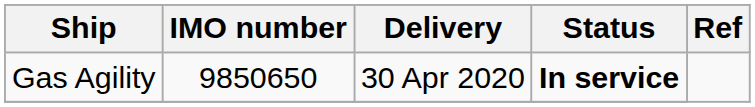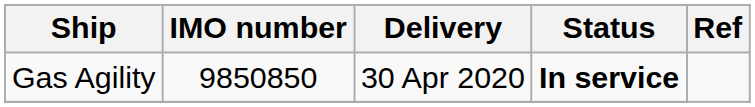(258, 76) 9850650 -> (258, 76) 9850850
